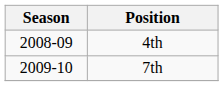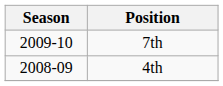rows swapped: (152, 43) <-> (152, 68)
